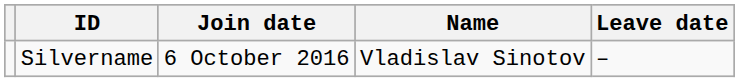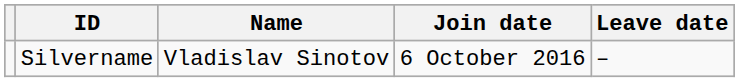columns swapped: (473, 23) <-> (257, 23)
